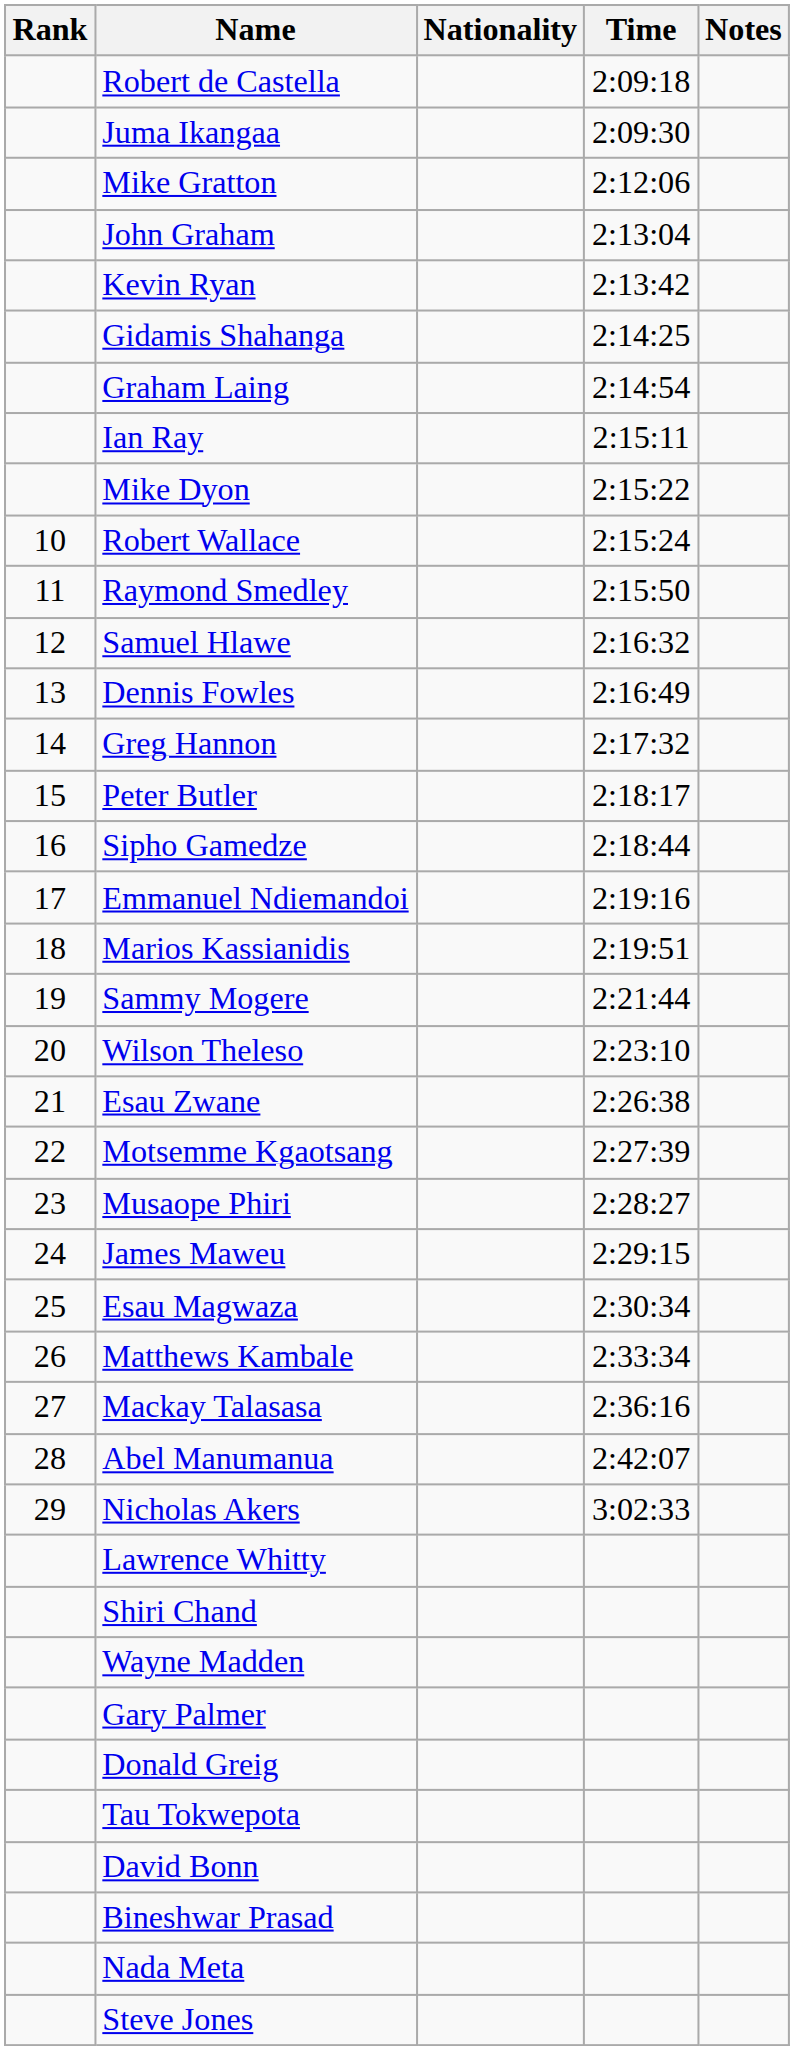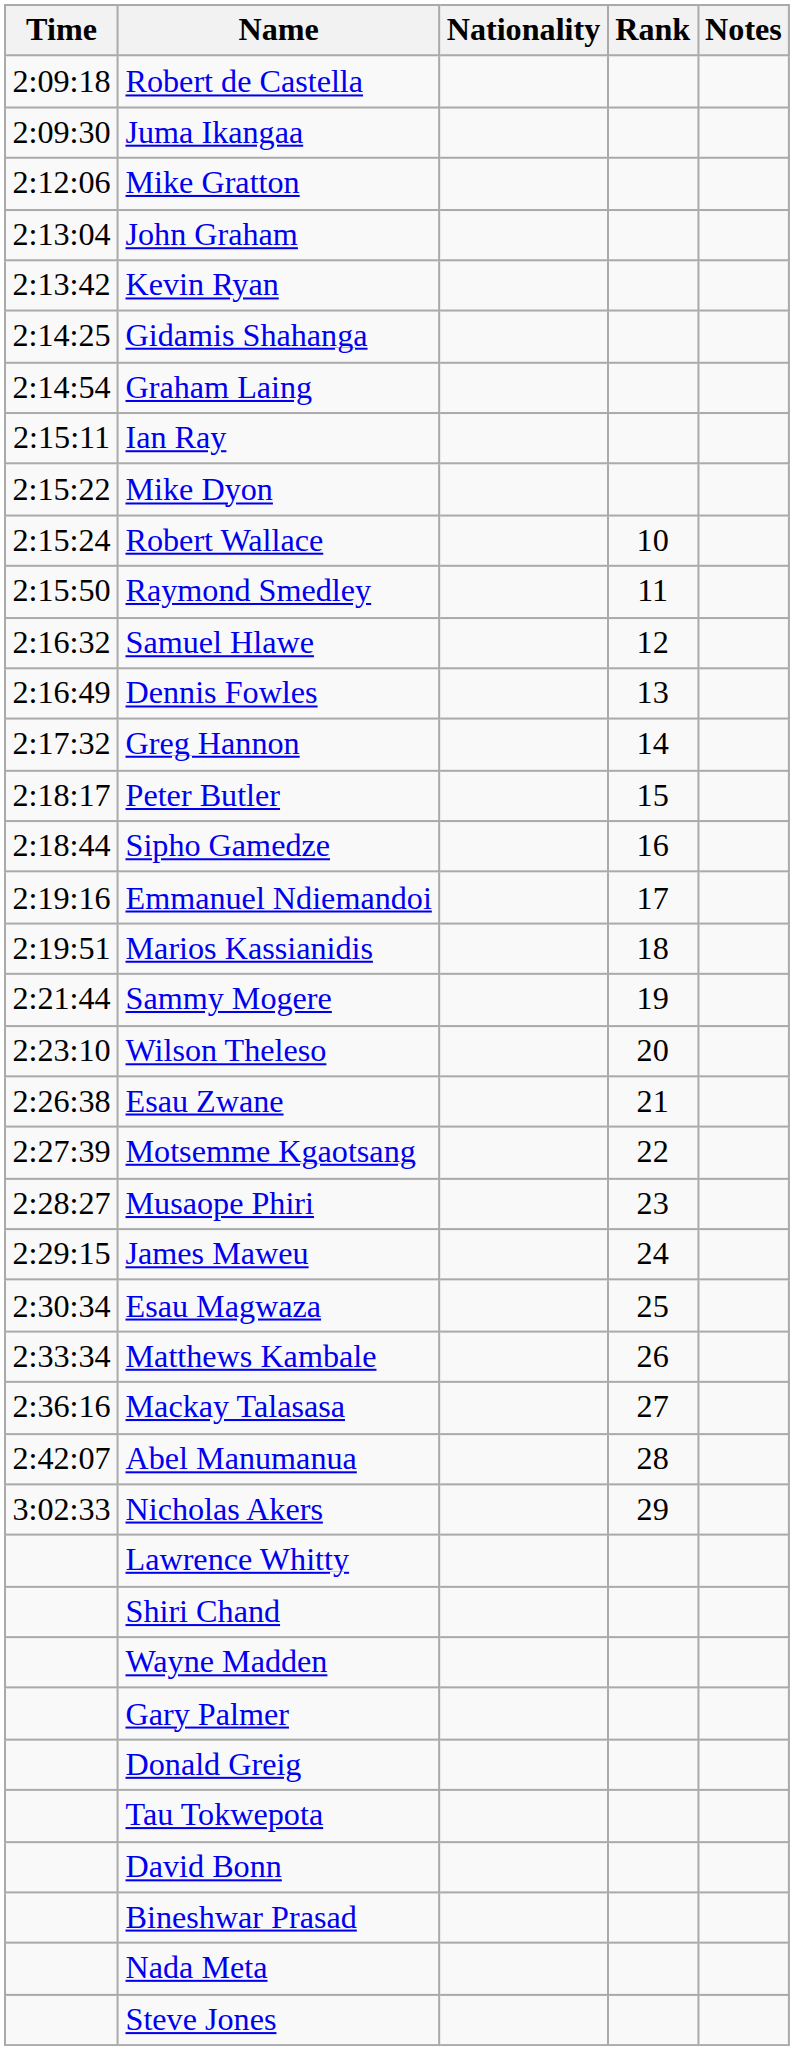columns swapped: (50, 30) <-> (641, 30)
